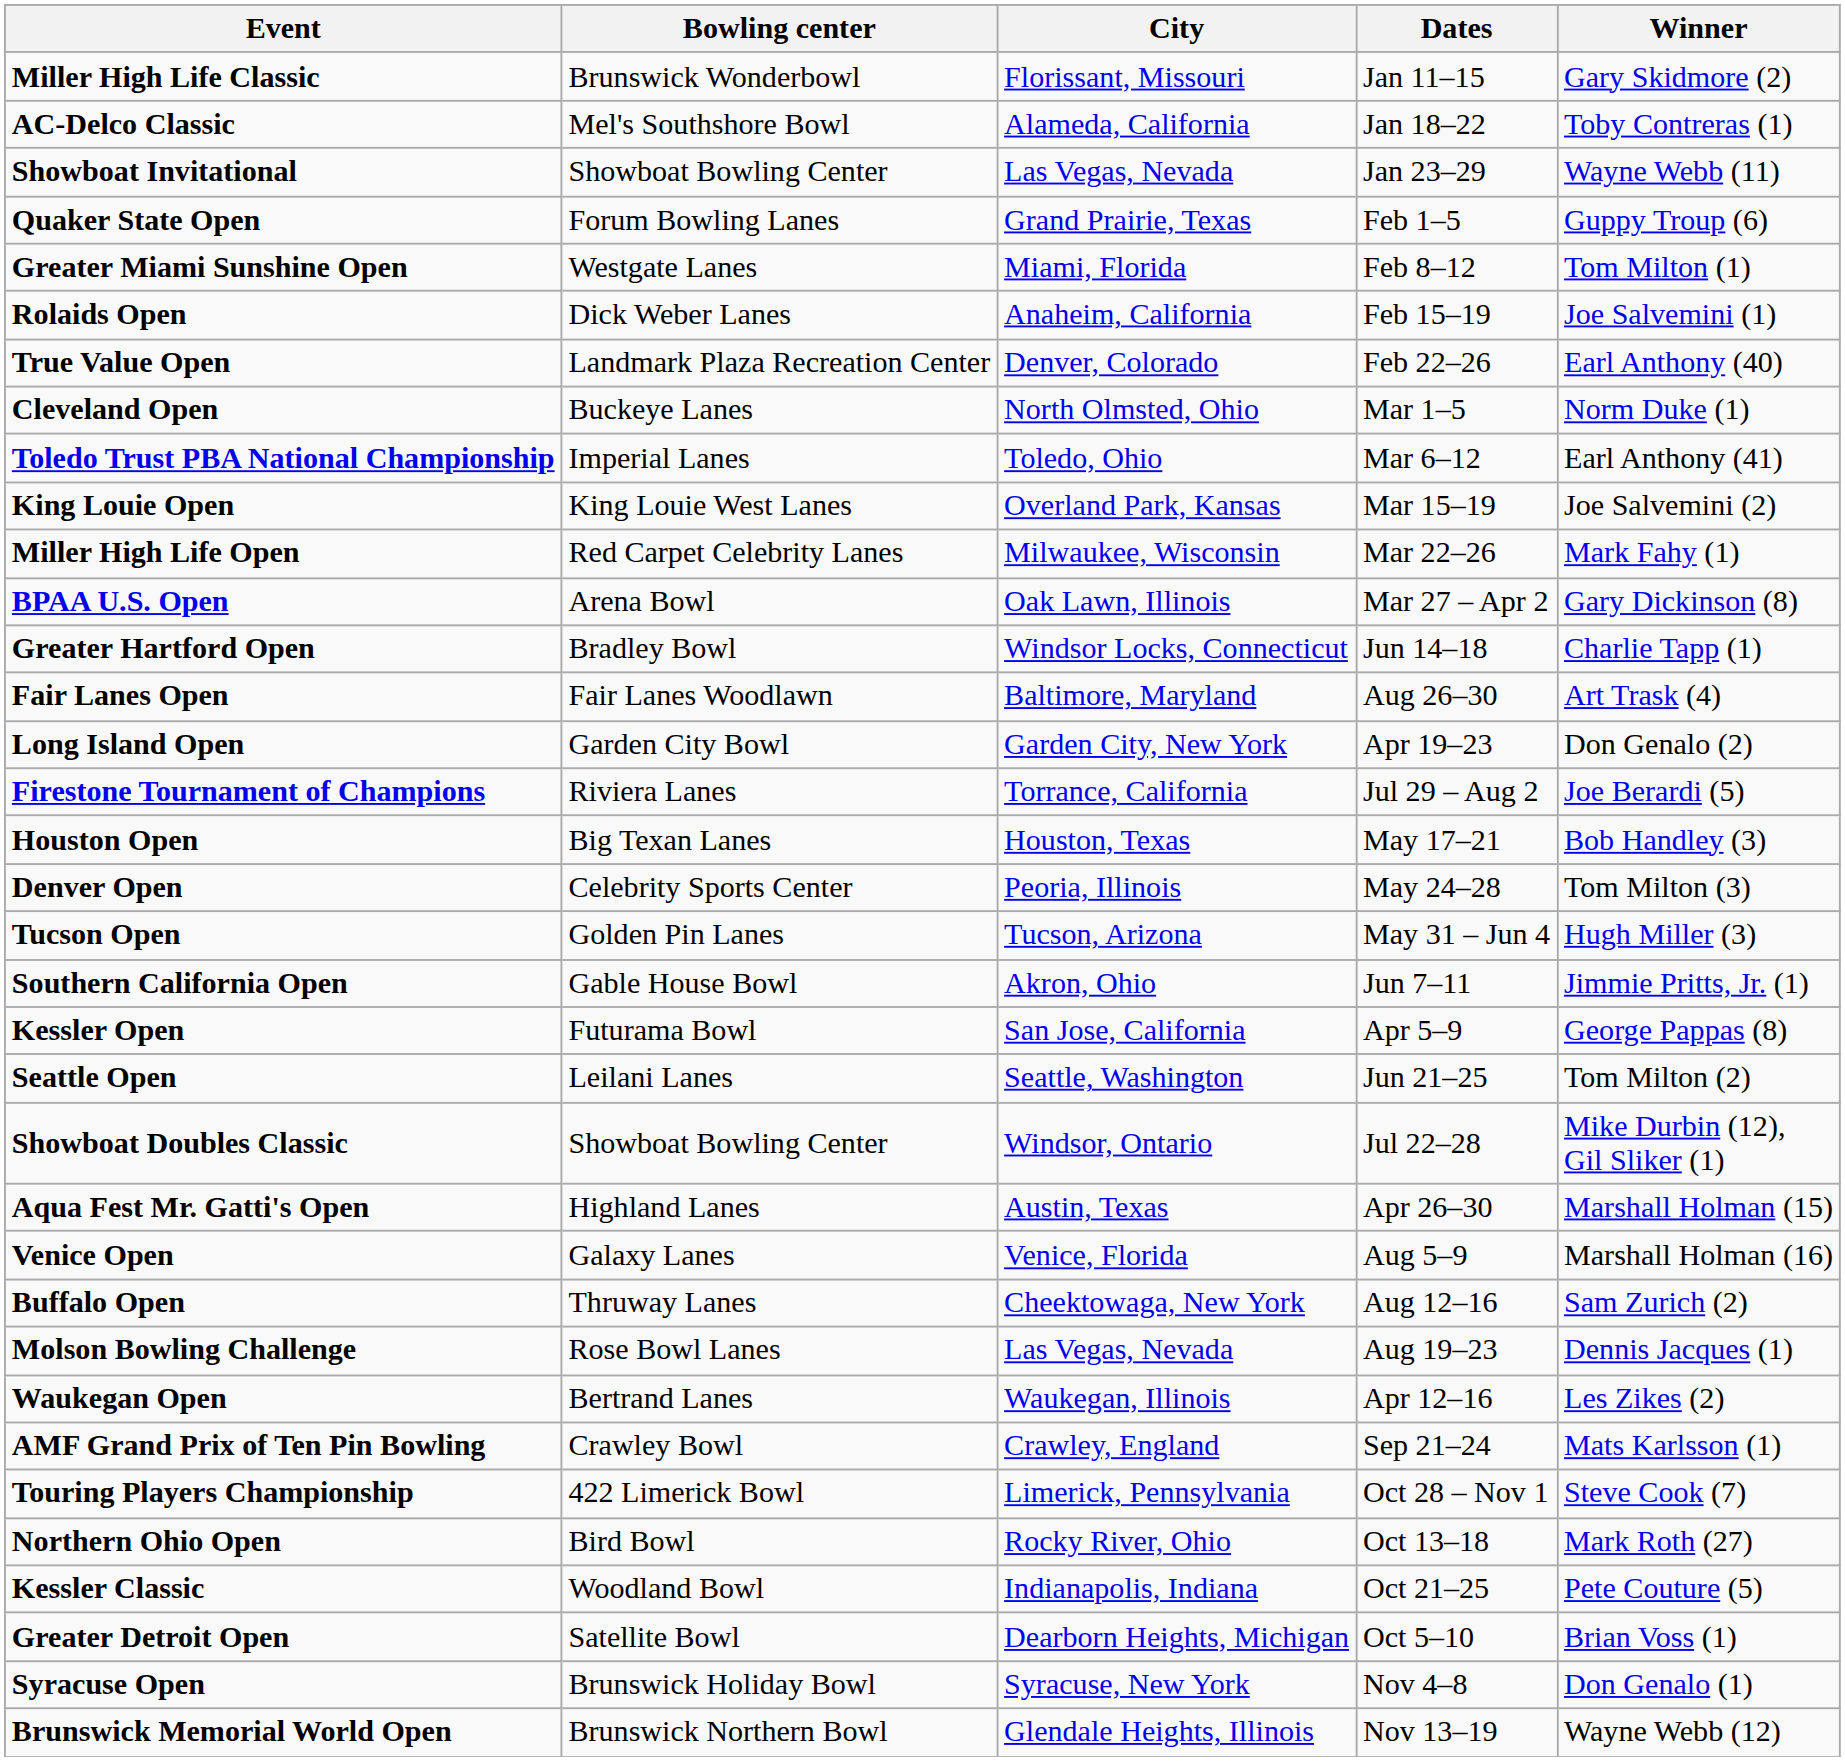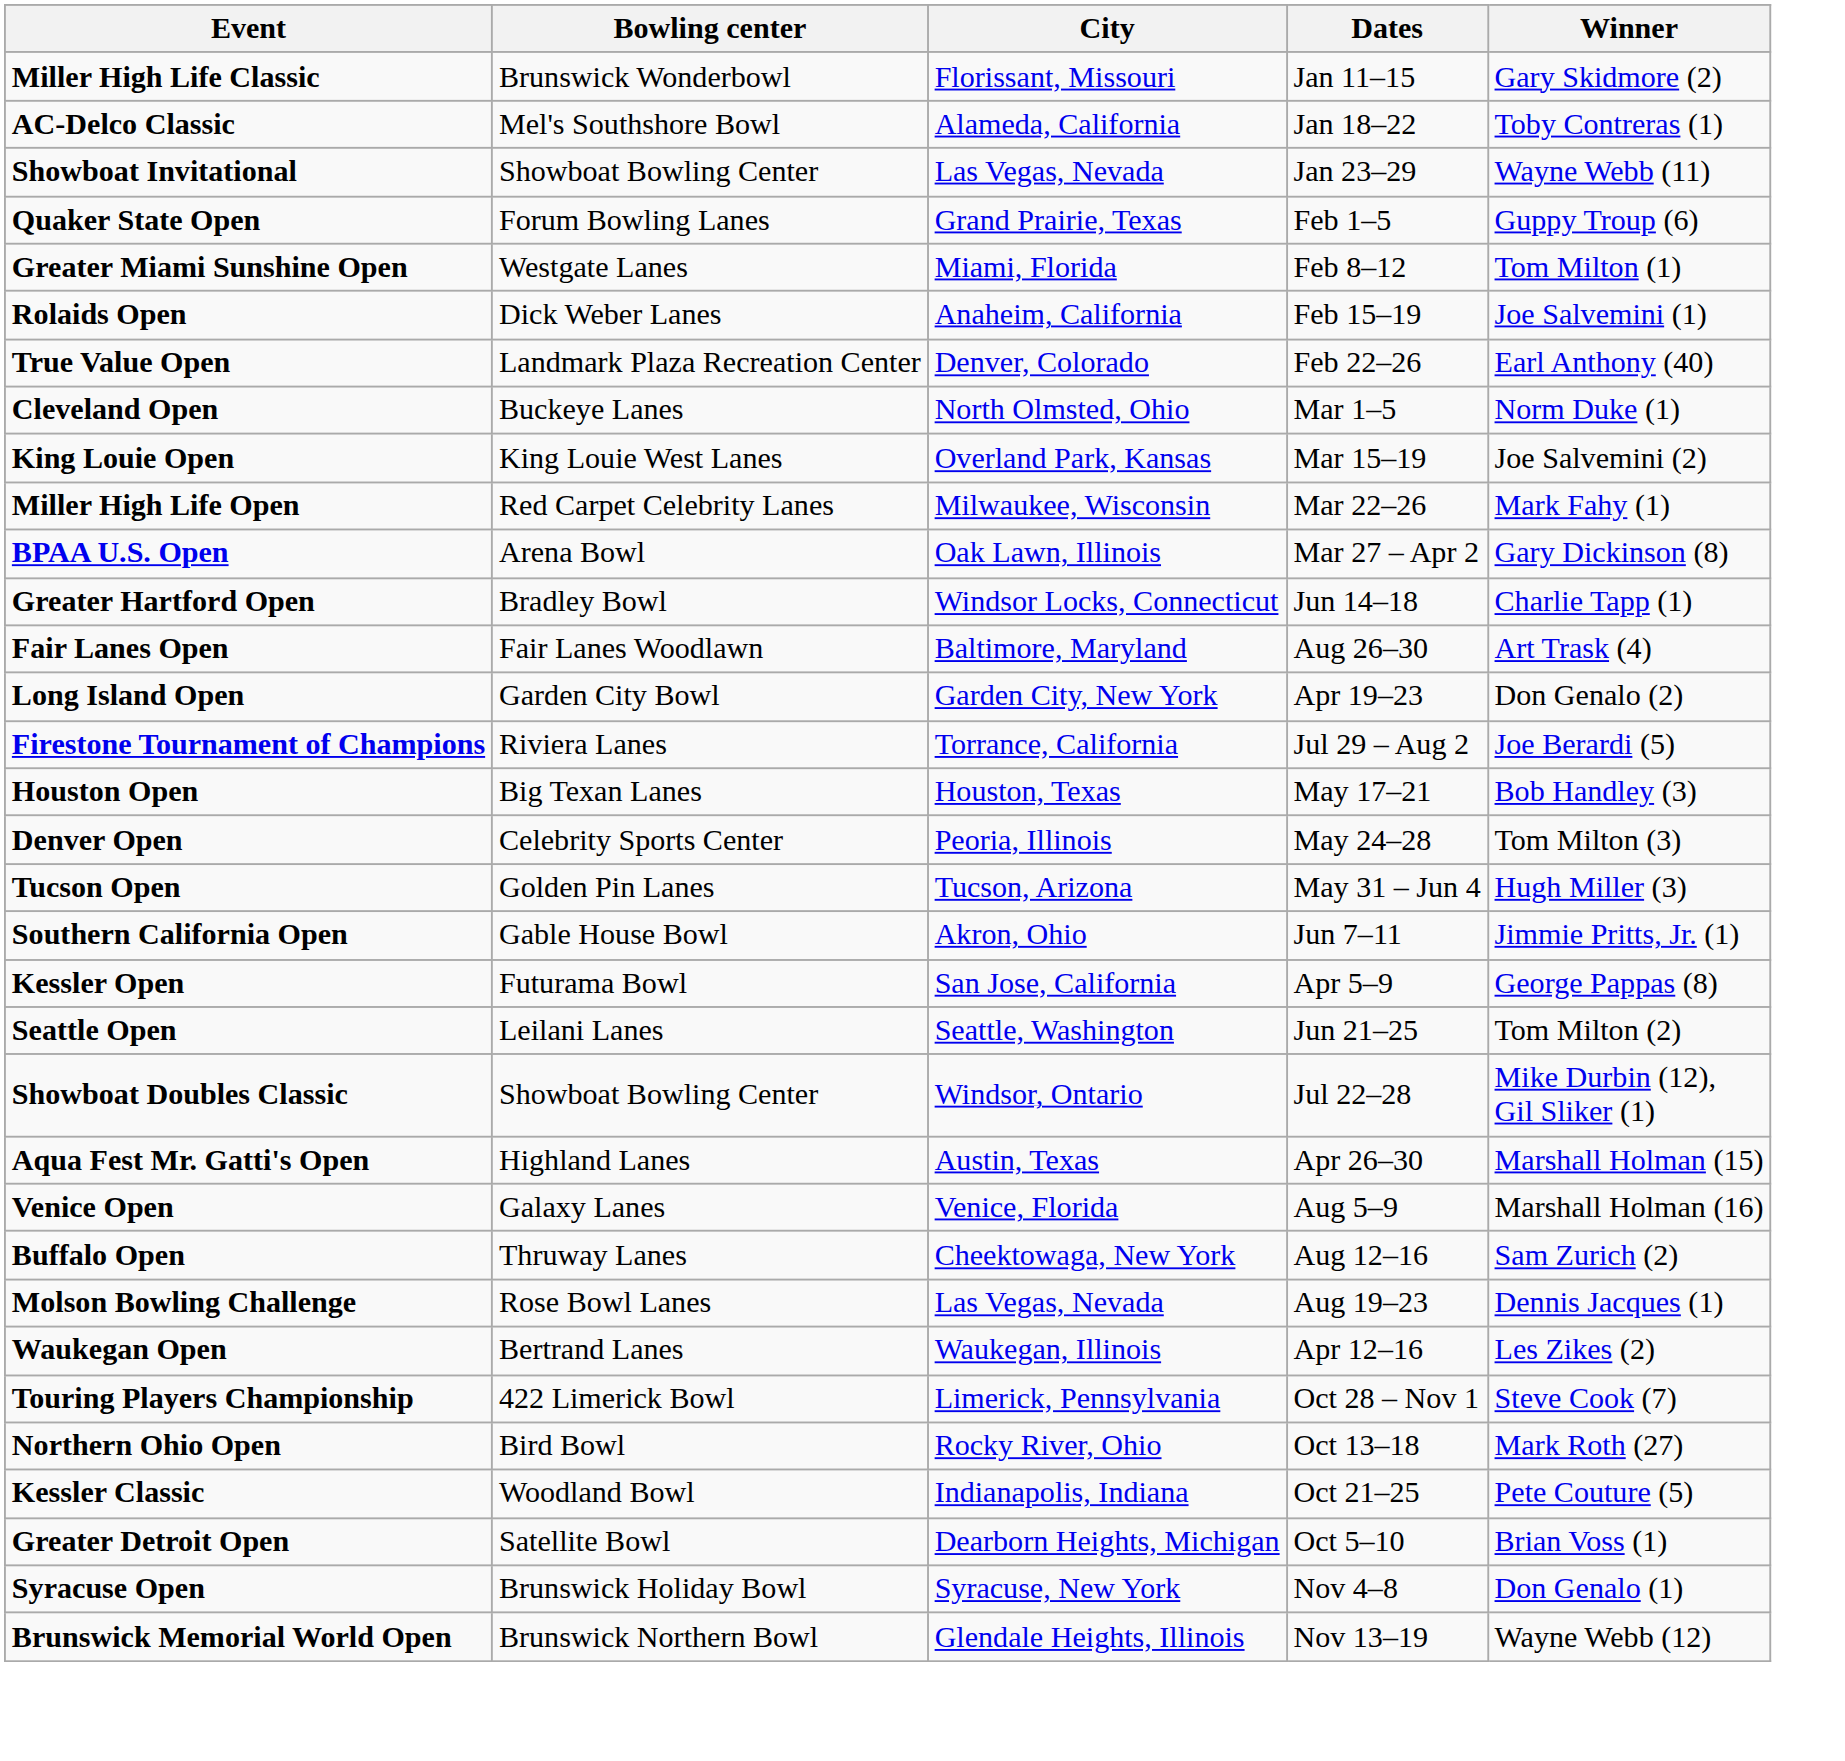- row: (283, 457)
- row: (249, 1445)
